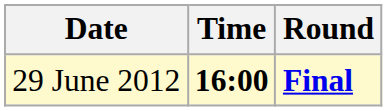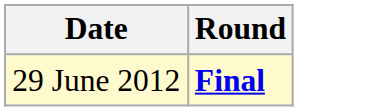- column: (232, 29)
